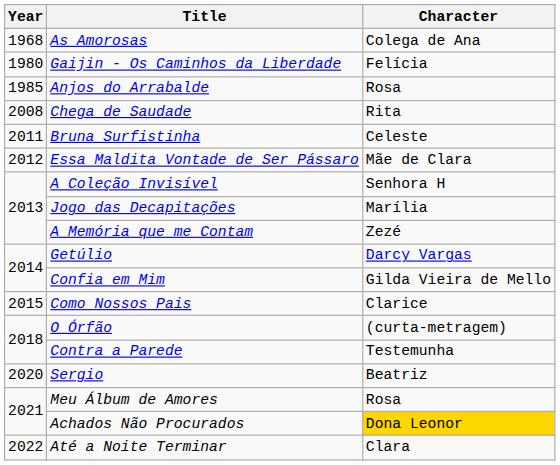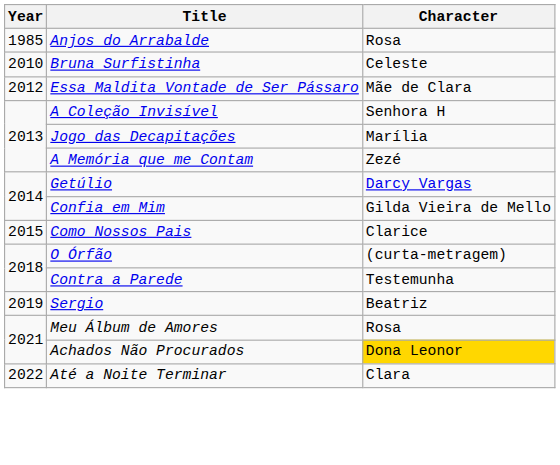- row: (99, 40)
- row: (196, 64)
- row: (121, 112)
(26, 136) 2011 -> (26, 64) 2010
(26, 376) 2020 -> (26, 304) 2019
